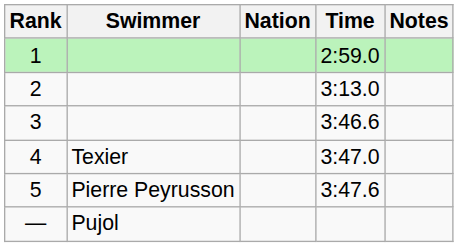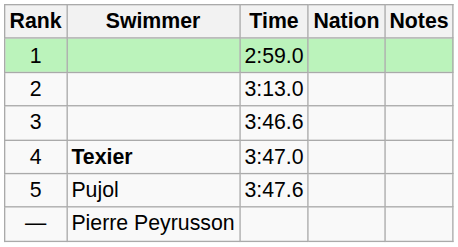columns swapped: (278, 21) <-> (350, 21)
(100, 156) normal -> (102, 156) bold
(153, 190) Pierre Peyrusson -> (95, 190) Pujol
(95, 223) Pujol -> (153, 223) Pierre Peyrusson
